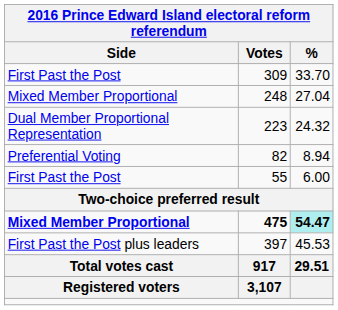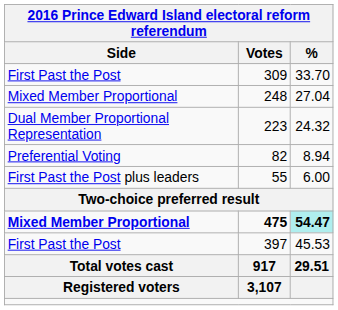(64, 178) First Past the Post -> (103, 178) First Past the Post plus leaders
(103, 244) First Past the Post plus leaders -> (64, 244) First Past the Post
